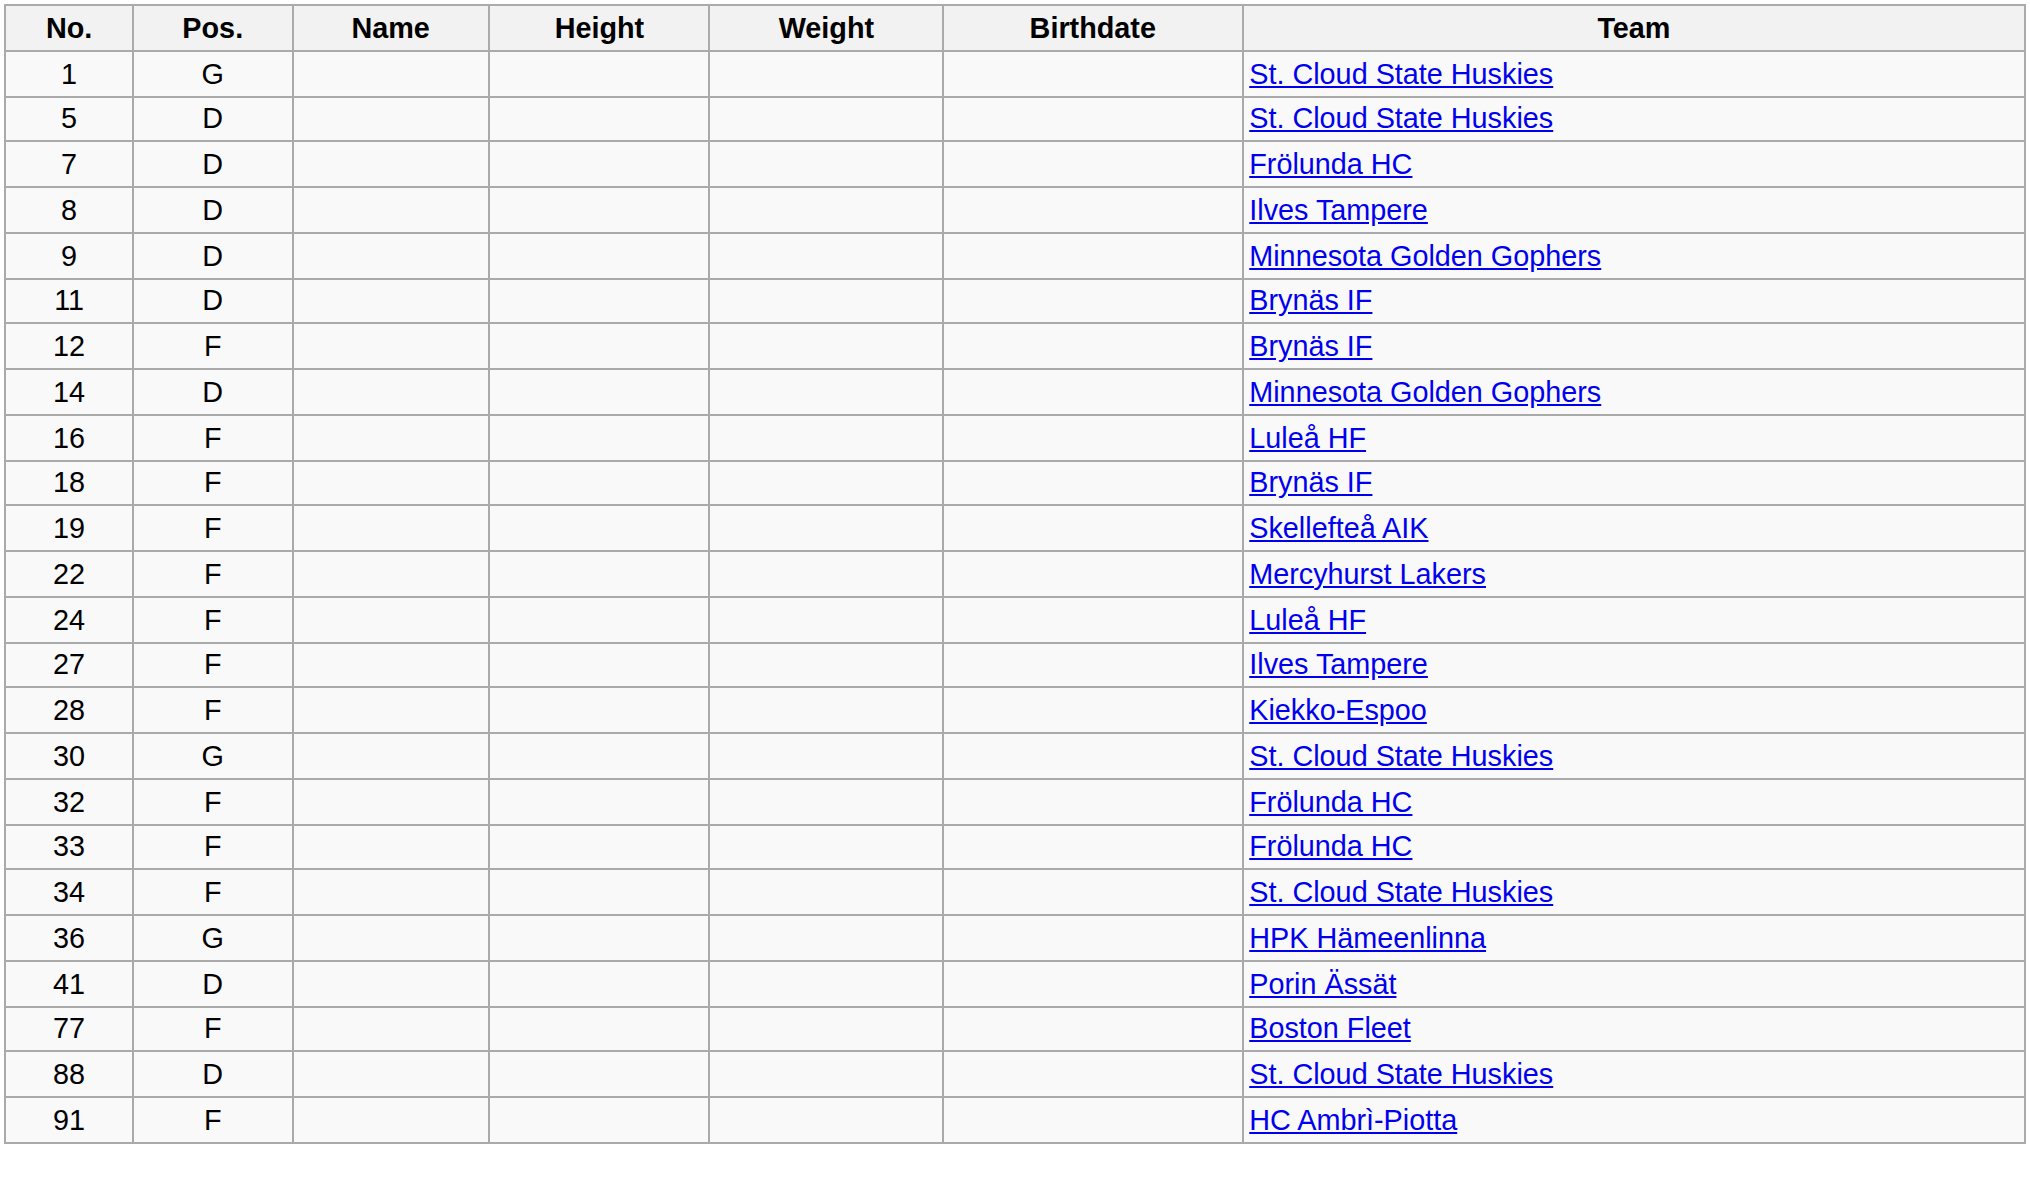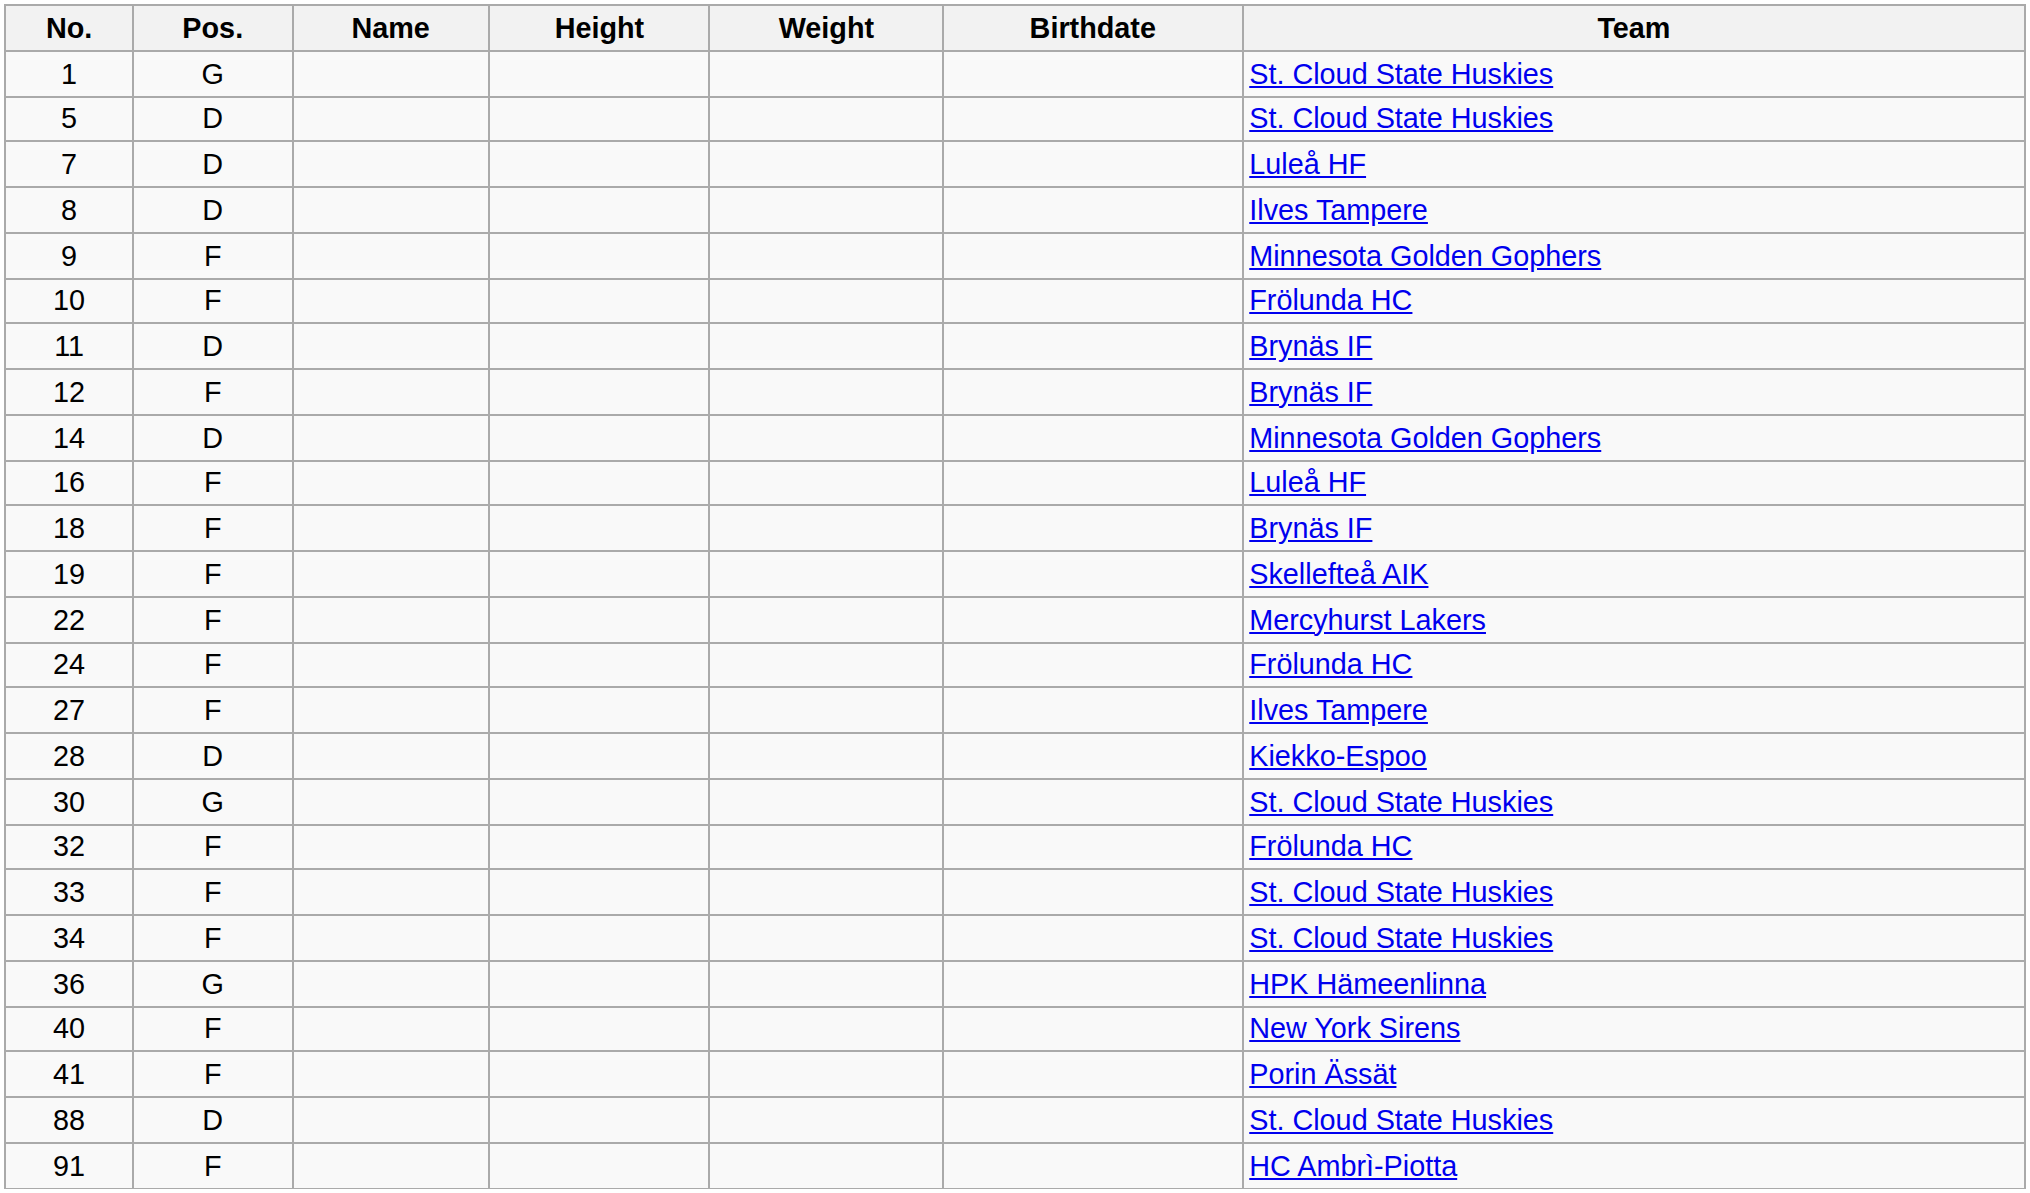(1331, 165) Frölunda HC -> (1308, 165) Luleå HF
(213, 256) D -> (213, 256) F
+ row: (69, 301)
(1308, 620) Luleå HF -> (1331, 665) Frölunda HC
(213, 711) F -> (213, 756) D
(1331, 847) Frölunda HC -> (1401, 893) St. Cloud State Huskies
+ row: (69, 1029)
(213, 984) D -> (213, 1075) F
- row: (69, 1029)
